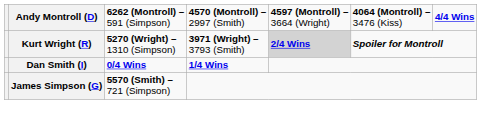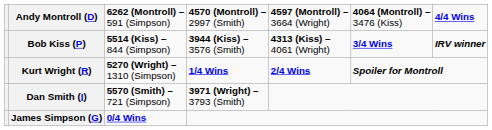+ row: (57, 44)
(224, 44) 3971 (Wright) – 3793 (Smith) -> (208, 70) 1/4 Wins
(291, 44) lightgrey background -> (291, 70) no background
(126, 65) 0/4 Wins -> (140, 97) 5570 (Smith) – 721 (Simpson)
(208, 65) 1/4 Wins -> (224, 97) 3971 (Wright) – 3793 (Smith)
(140, 86) 5570 (Smith) – 721 (Simpson) -> (126, 118) 0/4 Wins
